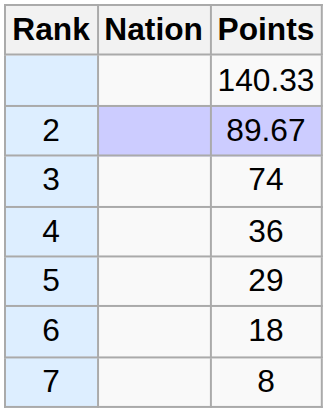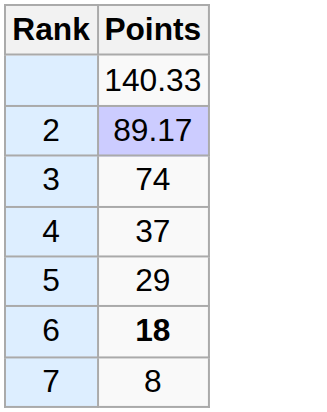- column: (154, 29)
(266, 130) 89.67 -> (153, 130) 89.17
(266, 230) 36 -> (153, 230) 37
(266, 331) normal -> (153, 331) bold
